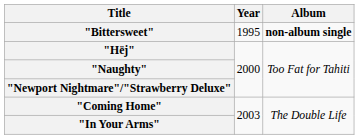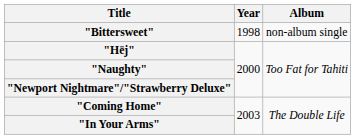(248, 32) 1995 -> (248, 32) 1998
(308, 32) bold -> (307, 32) normal
